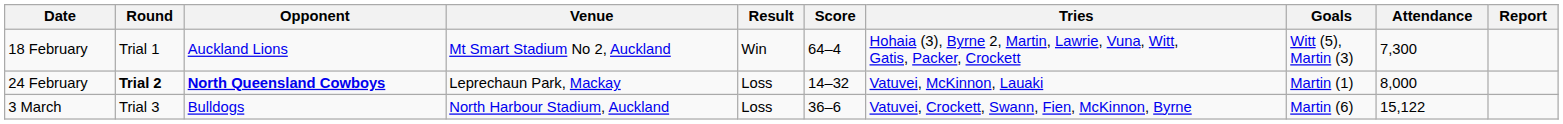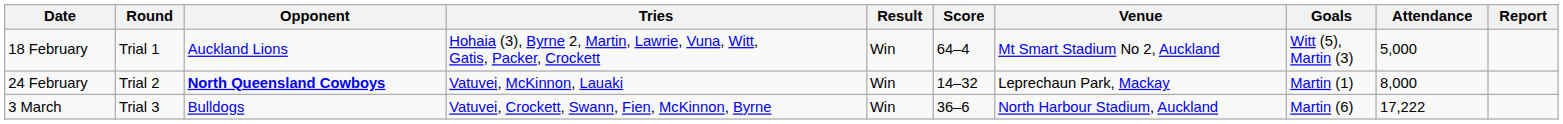columns swapped: (592, 17) <-> (1076, 17)
(1398, 50) 7,300 -> (1398, 50) 5,000
(140, 83) bold -> (139, 83) normal
(757, 83) Loss -> (883, 83) Win
(757, 107) Loss -> (883, 107) Win
(1403, 107) 15,122 -> (1403, 107) 17,222
